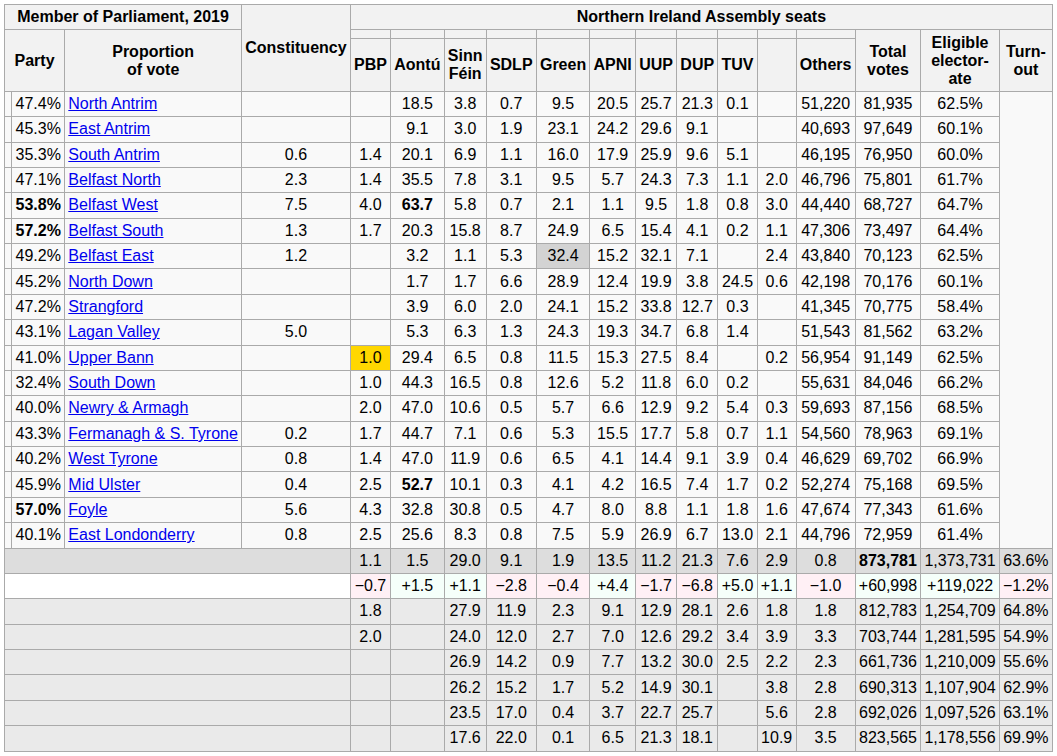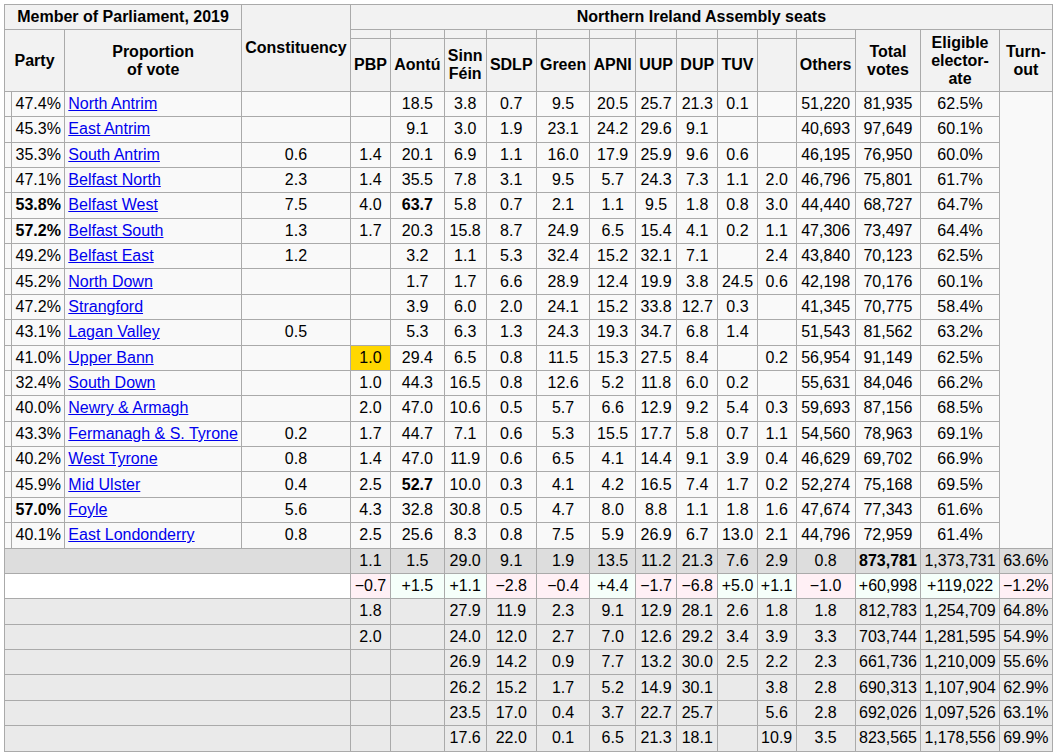(737, 154) 5.1 -> (737, 154) 0.6
(563, 256) lightgrey background -> (563, 256) no background
(296, 332) 5.0 -> (296, 332) 0.5
(465, 484) 10.1 -> (465, 484) 10.0
